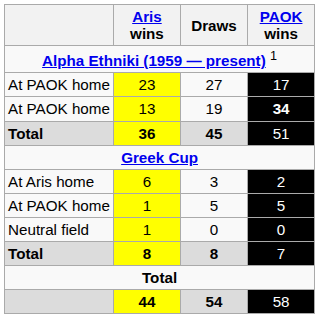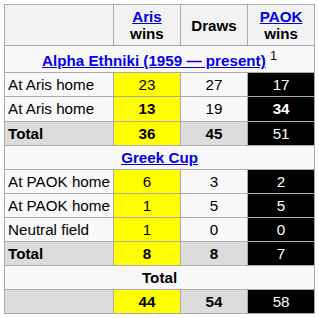(59, 85) At PAOK home -> (51, 85) At Aris home
(59, 109) At PAOK home -> (51, 109) At Aris home
(147, 109) normal -> (147, 109) bold
(51, 181) At Aris home -> (59, 181) At PAOK home
